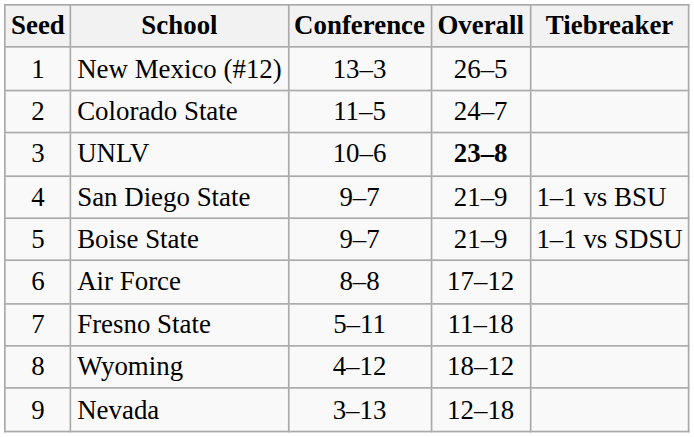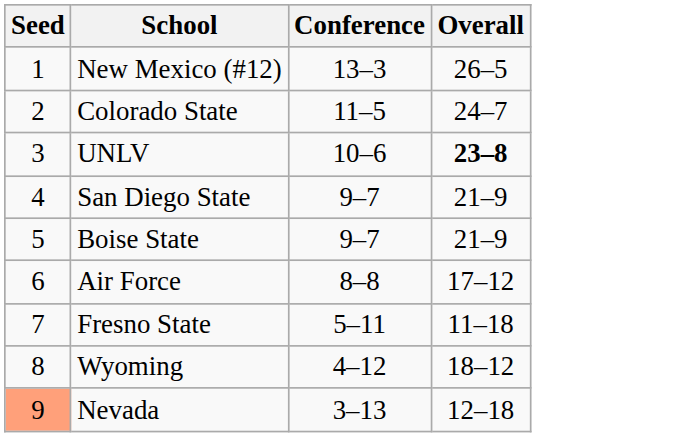- column: (610, 25)
(38, 409) no background -> (38, 409) lightsalmon background
